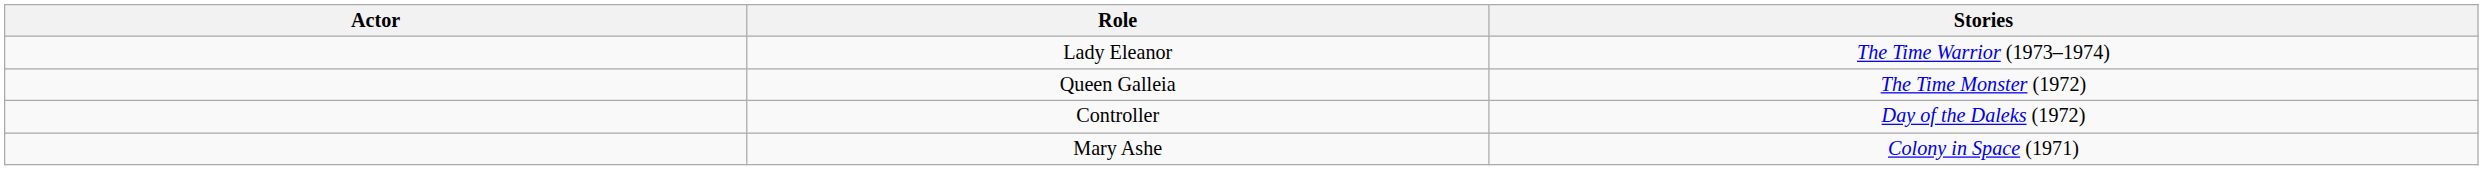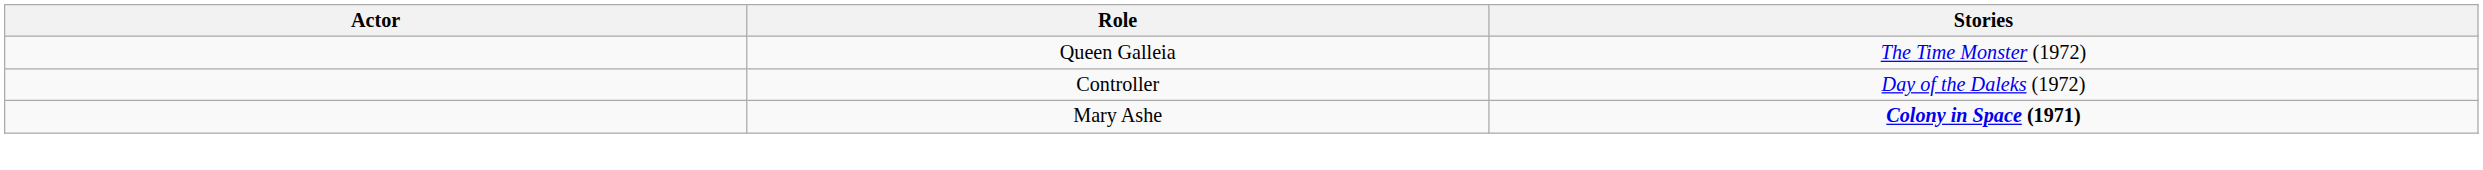- row: (1118, 52)
(1983, 148) normal -> (1983, 116) bold
